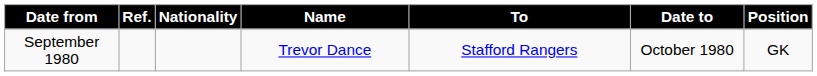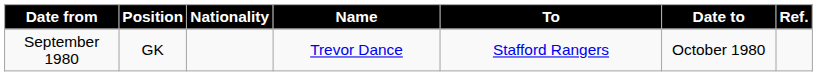columns swapped: (778, 17) <-> (137, 17)
